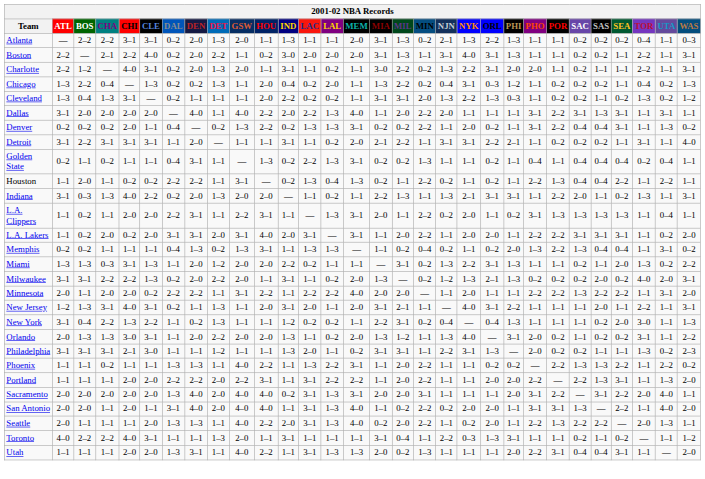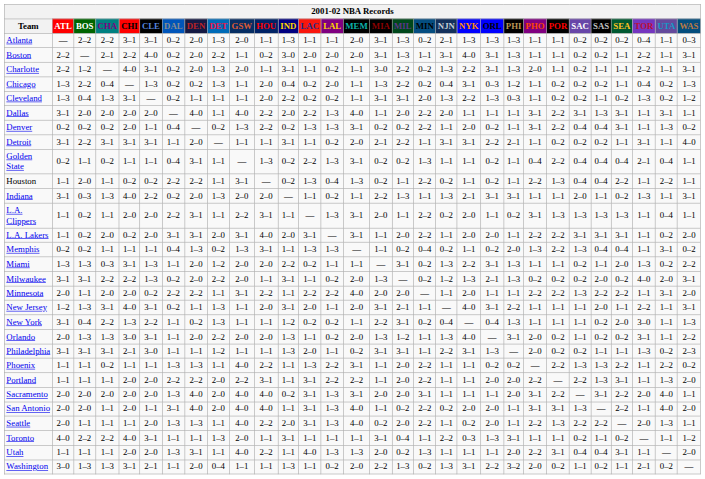(492, 41) 2–2 -> (492, 41) 1–3
(514, 70) 2–0 -> (514, 70) 1–3
(558, 162) 1–1 -> (558, 162) 2–2
(644, 162) 0–2 -> (644, 162) 2–1
(558, 196) 2–2 -> (558, 196) 1–1
(310, 453) 3–1 -> (310, 453) 4–0
+ row: (27, 467)
